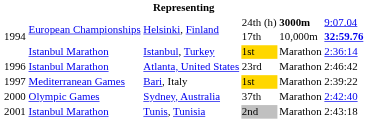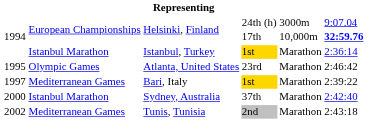(295, 22) bold -> (294, 22) normal
(15, 67) 1996 -> (15, 67) 1995
(69, 67) Istanbul Marathon -> (64, 67) Olympic Games
(64, 97) Olympic Games -> (69, 97) Istanbul Marathon
(15, 112) 2001 -> (15, 112) 2002
(69, 112) Istanbul Marathon -> (77, 112) Mediterranean Games
